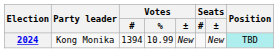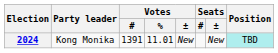(132, 40) 1394 -> (132, 40) 1391
(160, 40) 10.99 -> (160, 40) 11.01
